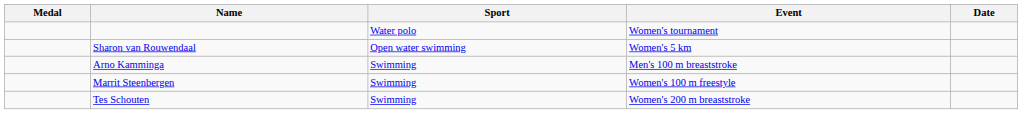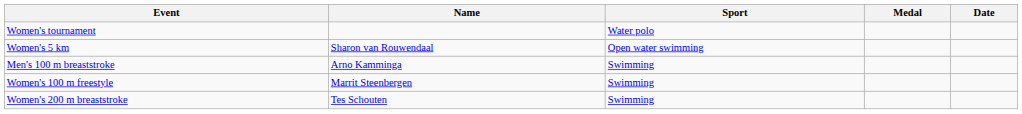columns swapped: (47, 13) <-> (789, 13)
